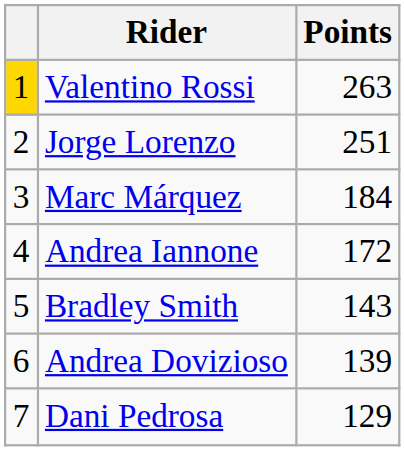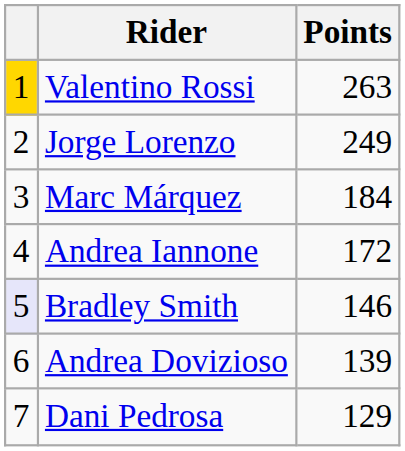(367, 141) 251 -> (367, 141) 249
(21, 306) no background -> (21, 306) lavender background
(367, 306) 143 -> (367, 306) 146
